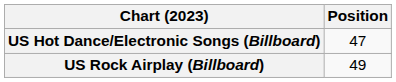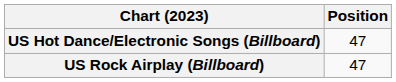(358, 65) 49 -> (358, 65) 47
